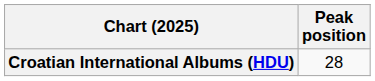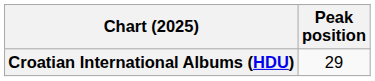(334, 62) 28 -> (334, 62) 29
